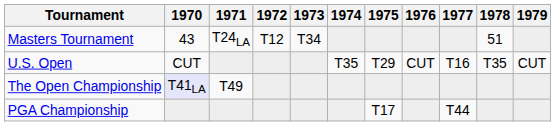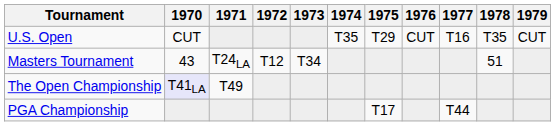rows swapped: (71, 39) <-> (40, 63)
